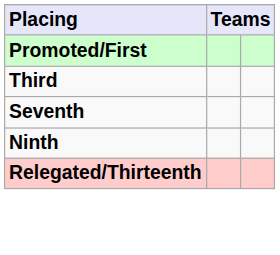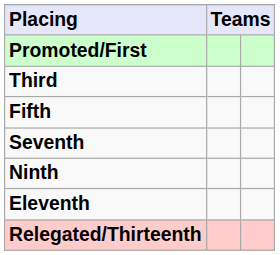+ row: (30, 111)
+ row: (49, 204)
